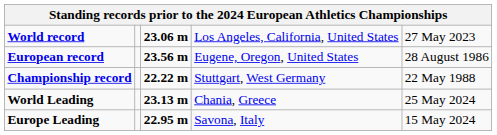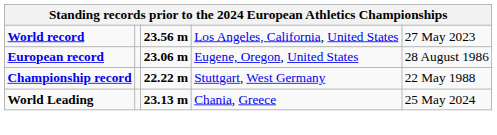(166, 36) 23.06 m -> (166, 36) 23.56 m
(166, 57) 23.56 m -> (166, 57) 23.06 m
- row: (53, 120)
